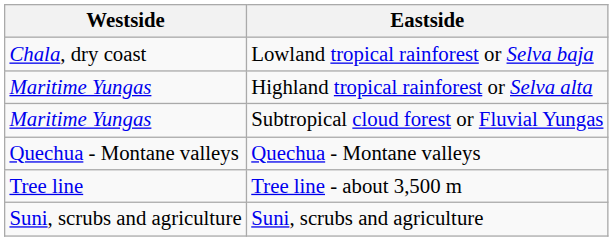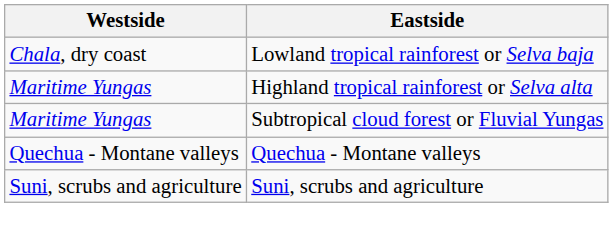- row: (357, 185)
